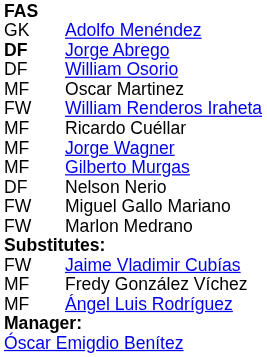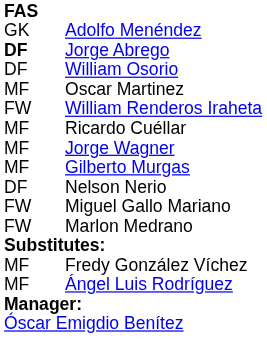- row: (153, 265)
